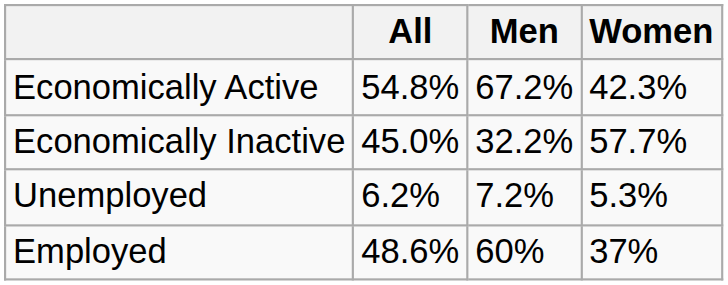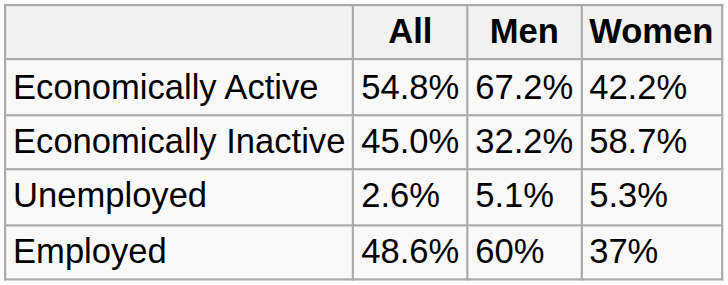(638, 86) 42.3% -> (638, 86) 42.2%
(638, 141) 57.7% -> (638, 141) 58.7%
(401, 196) 6.2% -> (401, 196) 2.6%
(515, 196) 7.2% -> (515, 196) 5.1%
